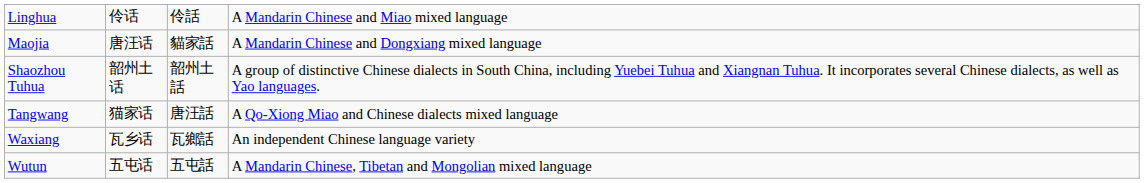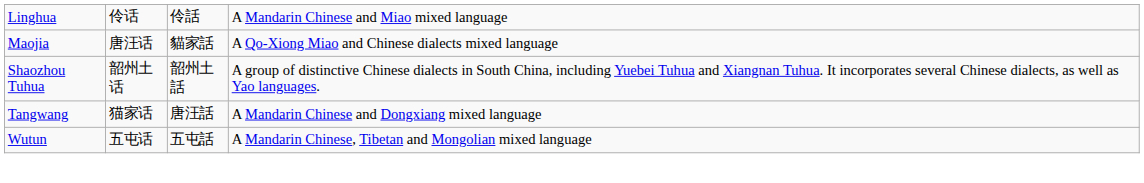(387, 43) A Mandarin Chinese and Dongxiang mixed language -> (395, 43) A Qo-Xiong Miao and Chinese dialects mixed language
(395, 113) A Qo-Xiong Miao and Chinese dialects mixed language -> (387, 113) A Mandarin Chinese and Dongxiang mixed language
- row: (34, 139)
